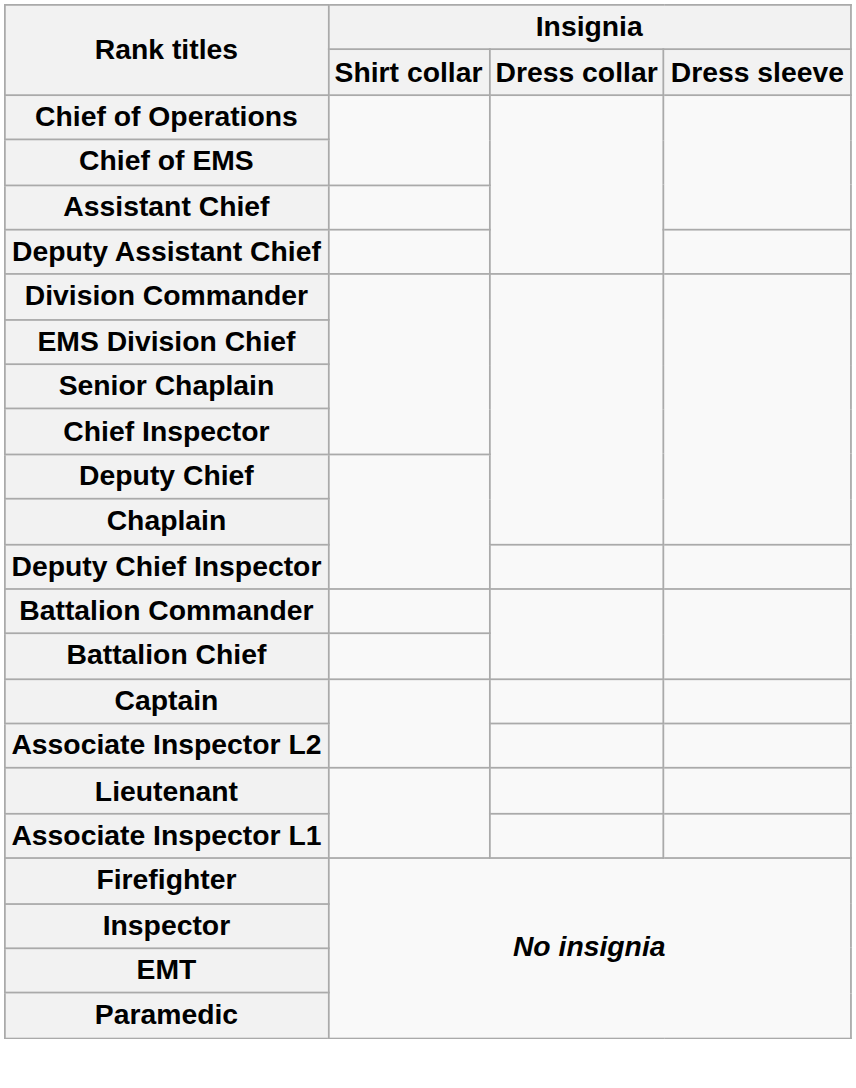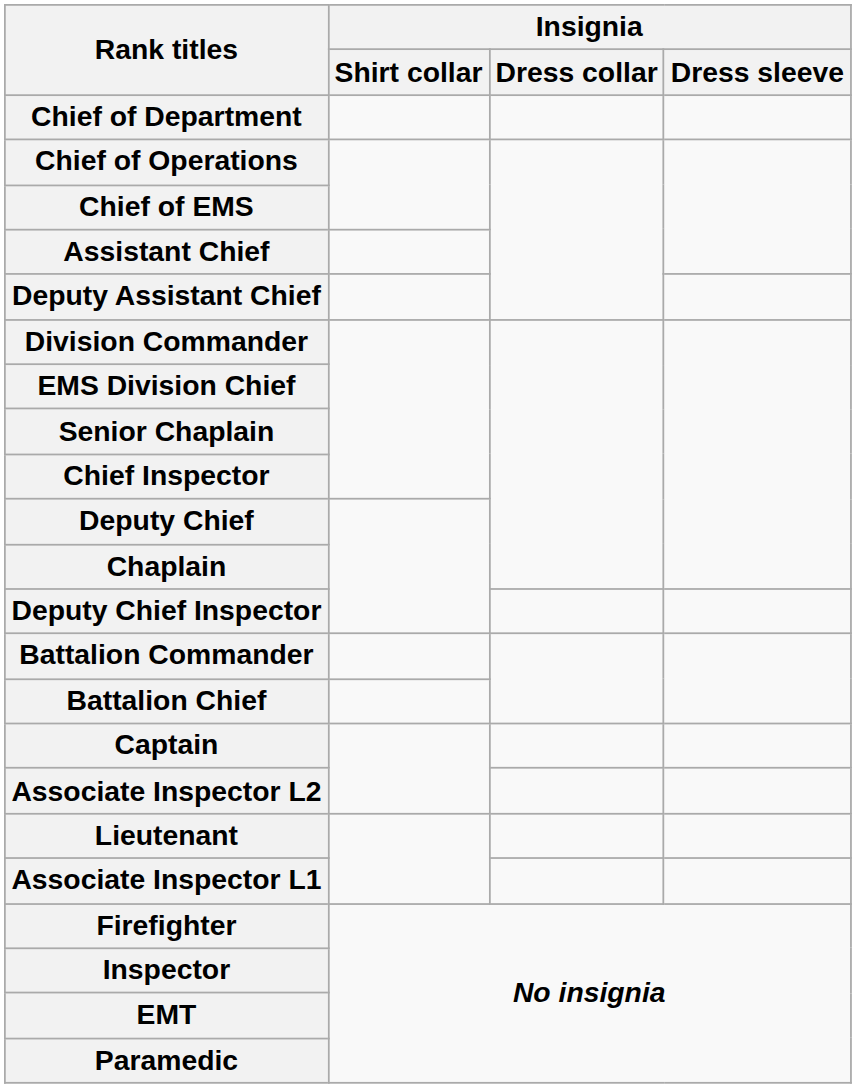+ row: (166, 116)
